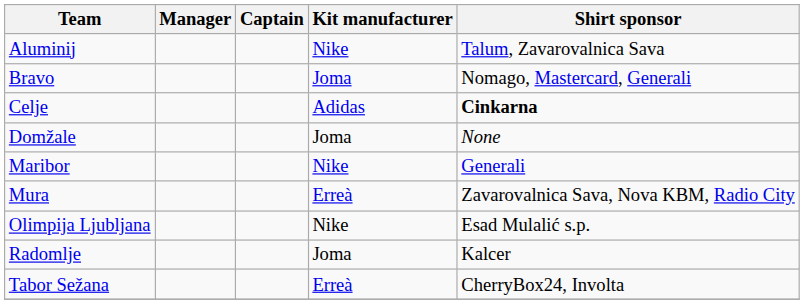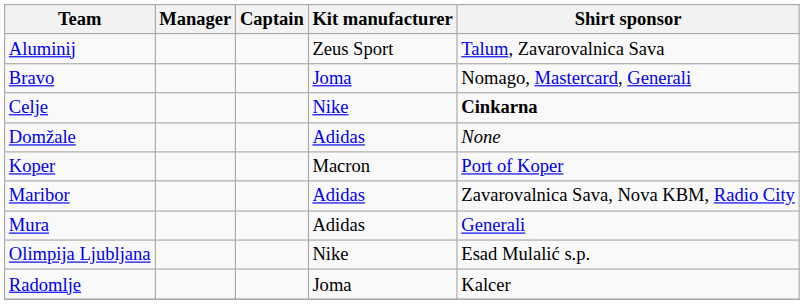(330, 48) Nike -> (353, 48) Zeus Sport
(339, 107) Adidas -> (330, 107) Nike
(332, 136) Joma -> (339, 136) Adidas
+ row: (32, 166)
(330, 166) Nike -> (339, 195) Adidas
(493, 166) Generali -> (628, 195) Zavarovalnica Sava, Nova KBM, Radio City
(332, 195) Erreà -> (339, 225) Adidas
(628, 195) Zavarovalnica Sava, Nova KBM, Radio City -> (493, 225) Generali
- row: (59, 284)
